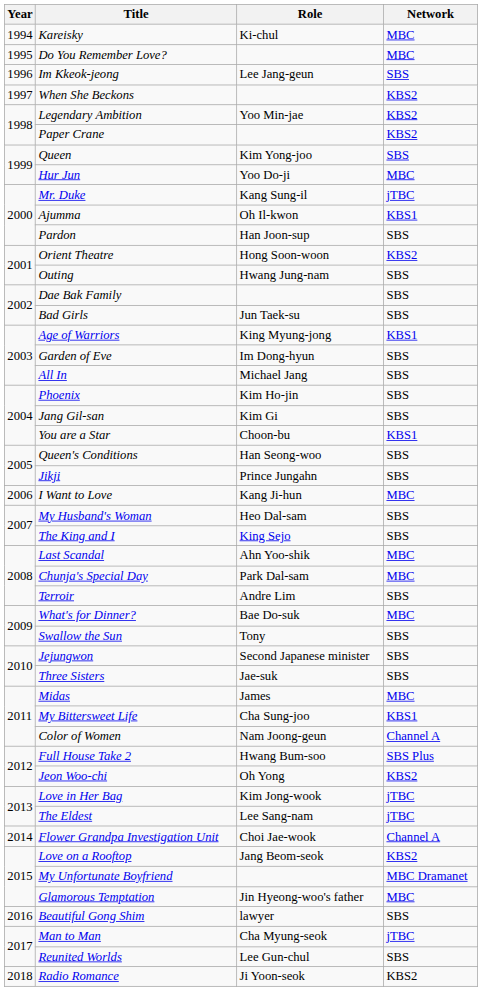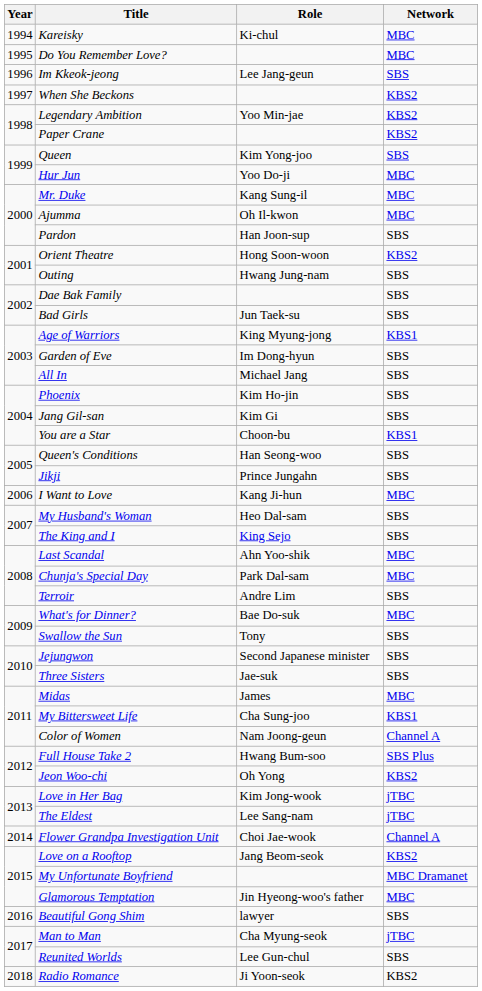(400, 194) jTBC -> (400, 194) MBC
(402, 214) KBS1 -> (400, 214) MBC
